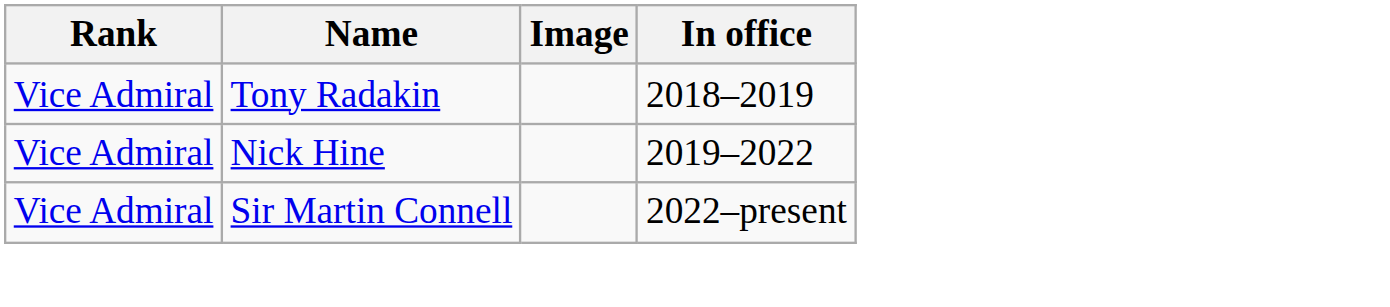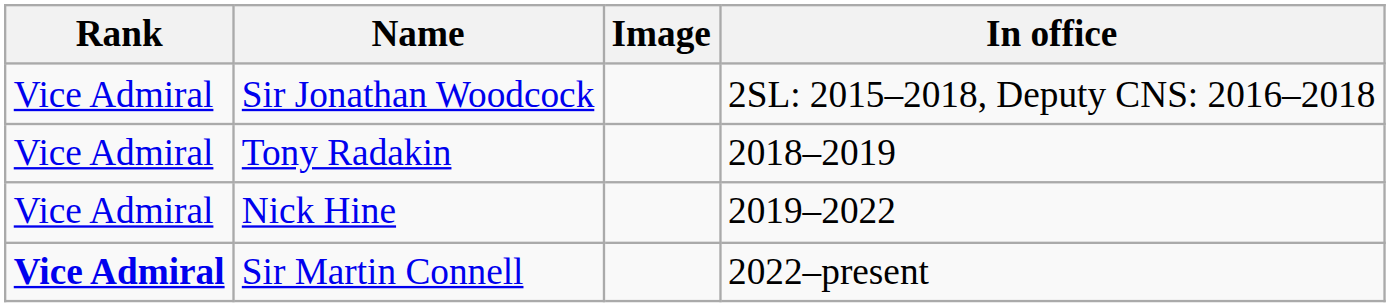+ row: (418, 93)
(114, 211) normal -> (119, 270) bold
